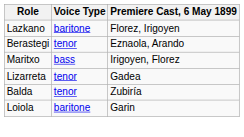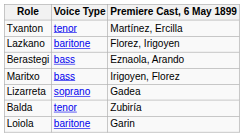+ row: (25, 28)
(65, 44) tenor -> (65, 60) bass
(65, 76) tenor -> (72, 92) soprano
